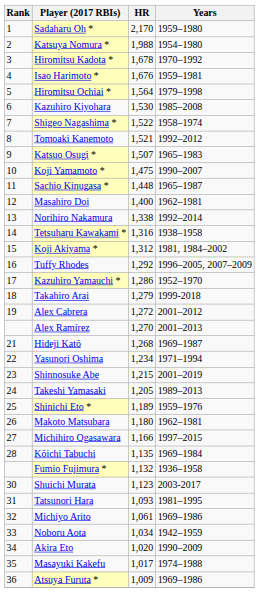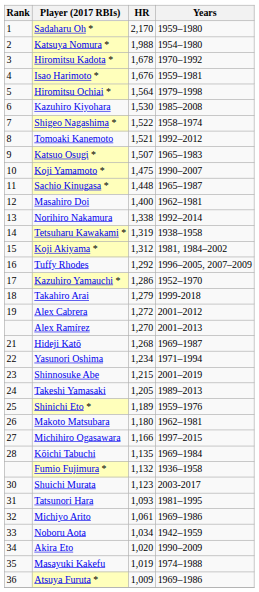(142, 233) 1,316 -> (142, 233) 1,319
(142, 563) 1,017 -> (142, 563) 1,019
